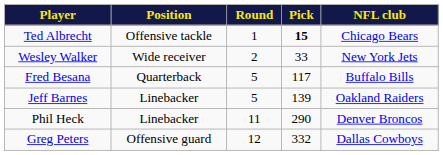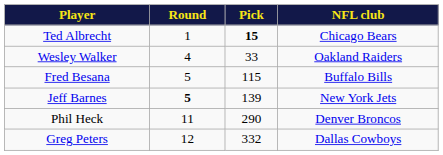- column: (169, 14)
(254, 56) 2 -> (187, 56) 4
(380, 56) New York Jets -> (358, 56) Oakland Raiders
(301, 77) 117 -> (251, 77) 115
(254, 98) normal -> (187, 98) bold
(380, 98) Oakland Raiders -> (358, 98) New York Jets
